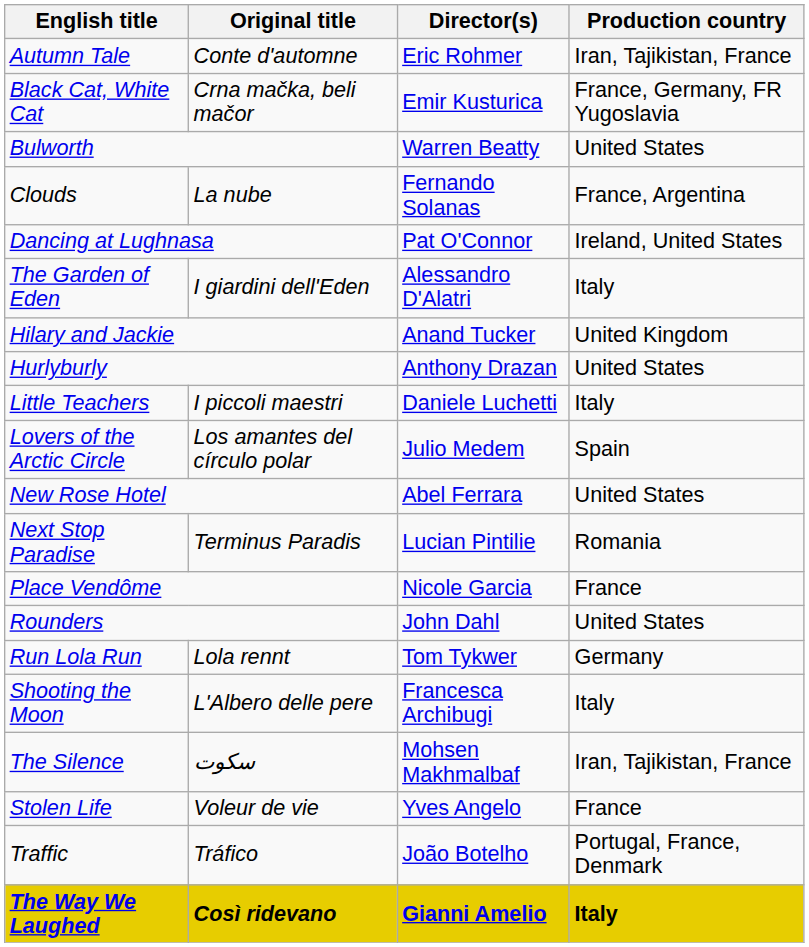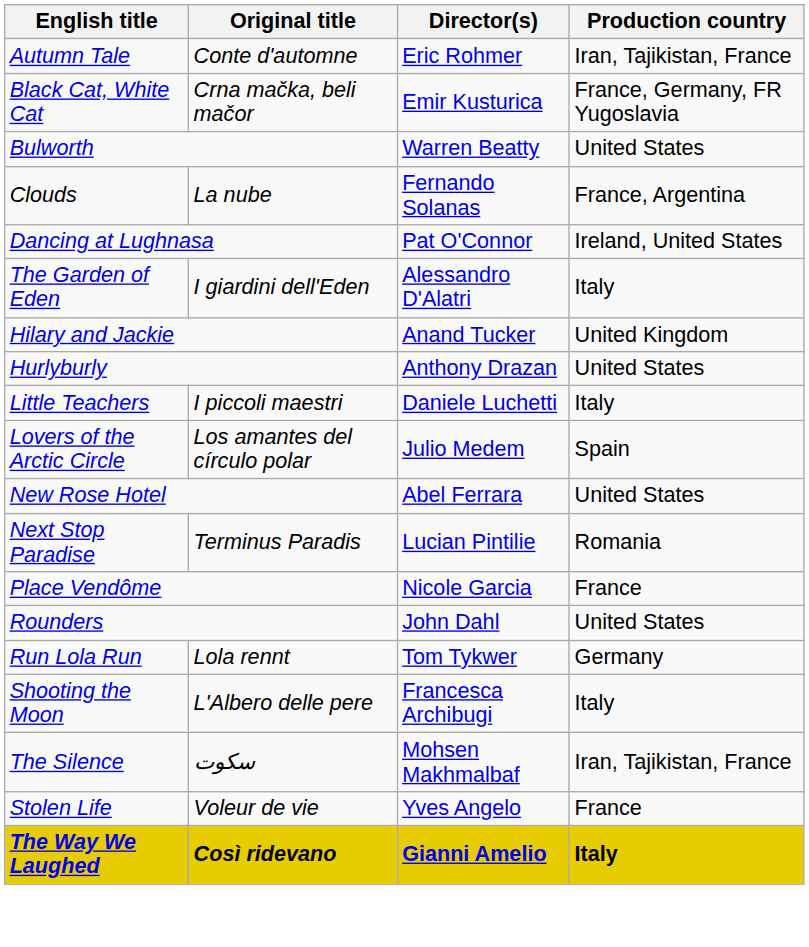- row: (39, 854)
